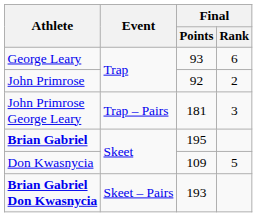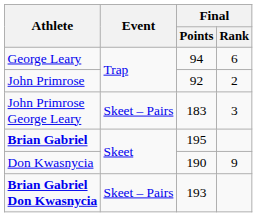(196, 58) 93 -> (196, 58) 94
(136, 110) Trap – Pairs -> (138, 110) Skeet – Pairs
(196, 110) 181 -> (196, 110) 183
(196, 163) 109 -> (196, 163) 190
(234, 163) 5 -> (234, 163) 9
